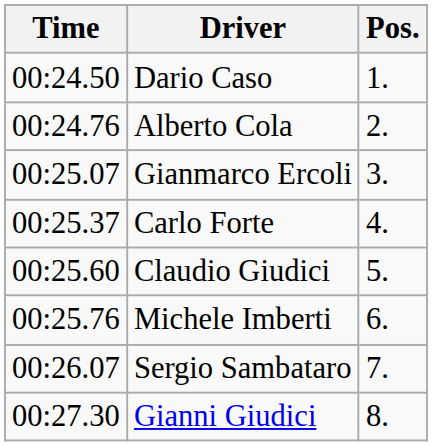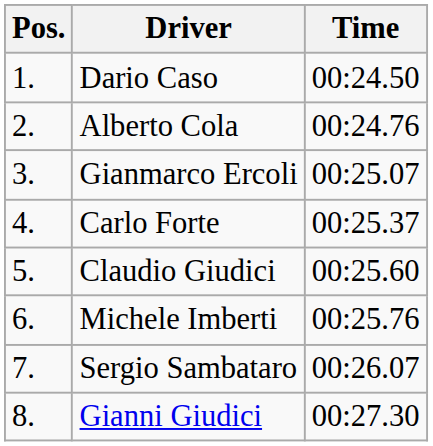columns swapped: (393, 28) <-> (66, 28)
